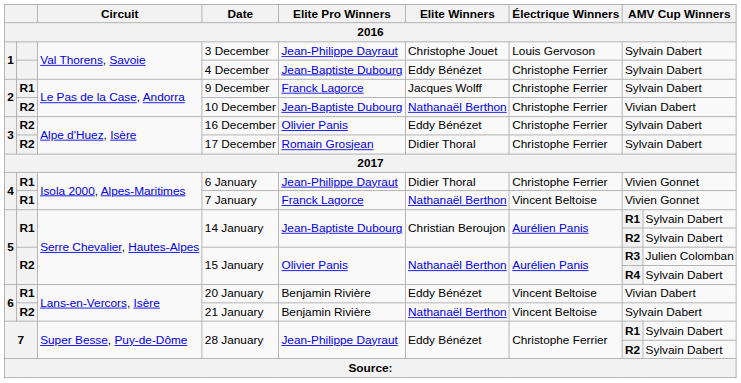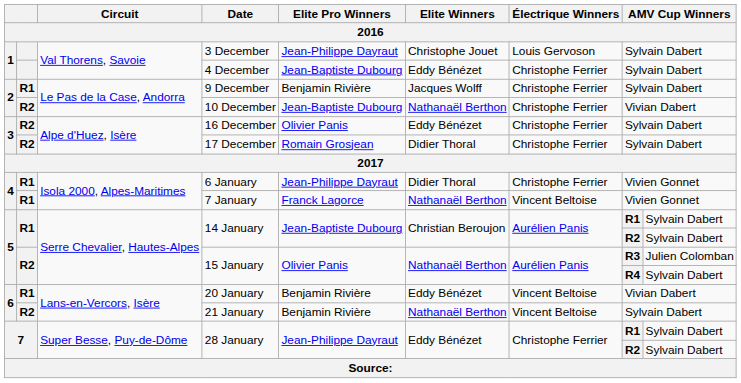(323, 88) Franck Lagorce -> (326, 88) Benjamin Rivière
